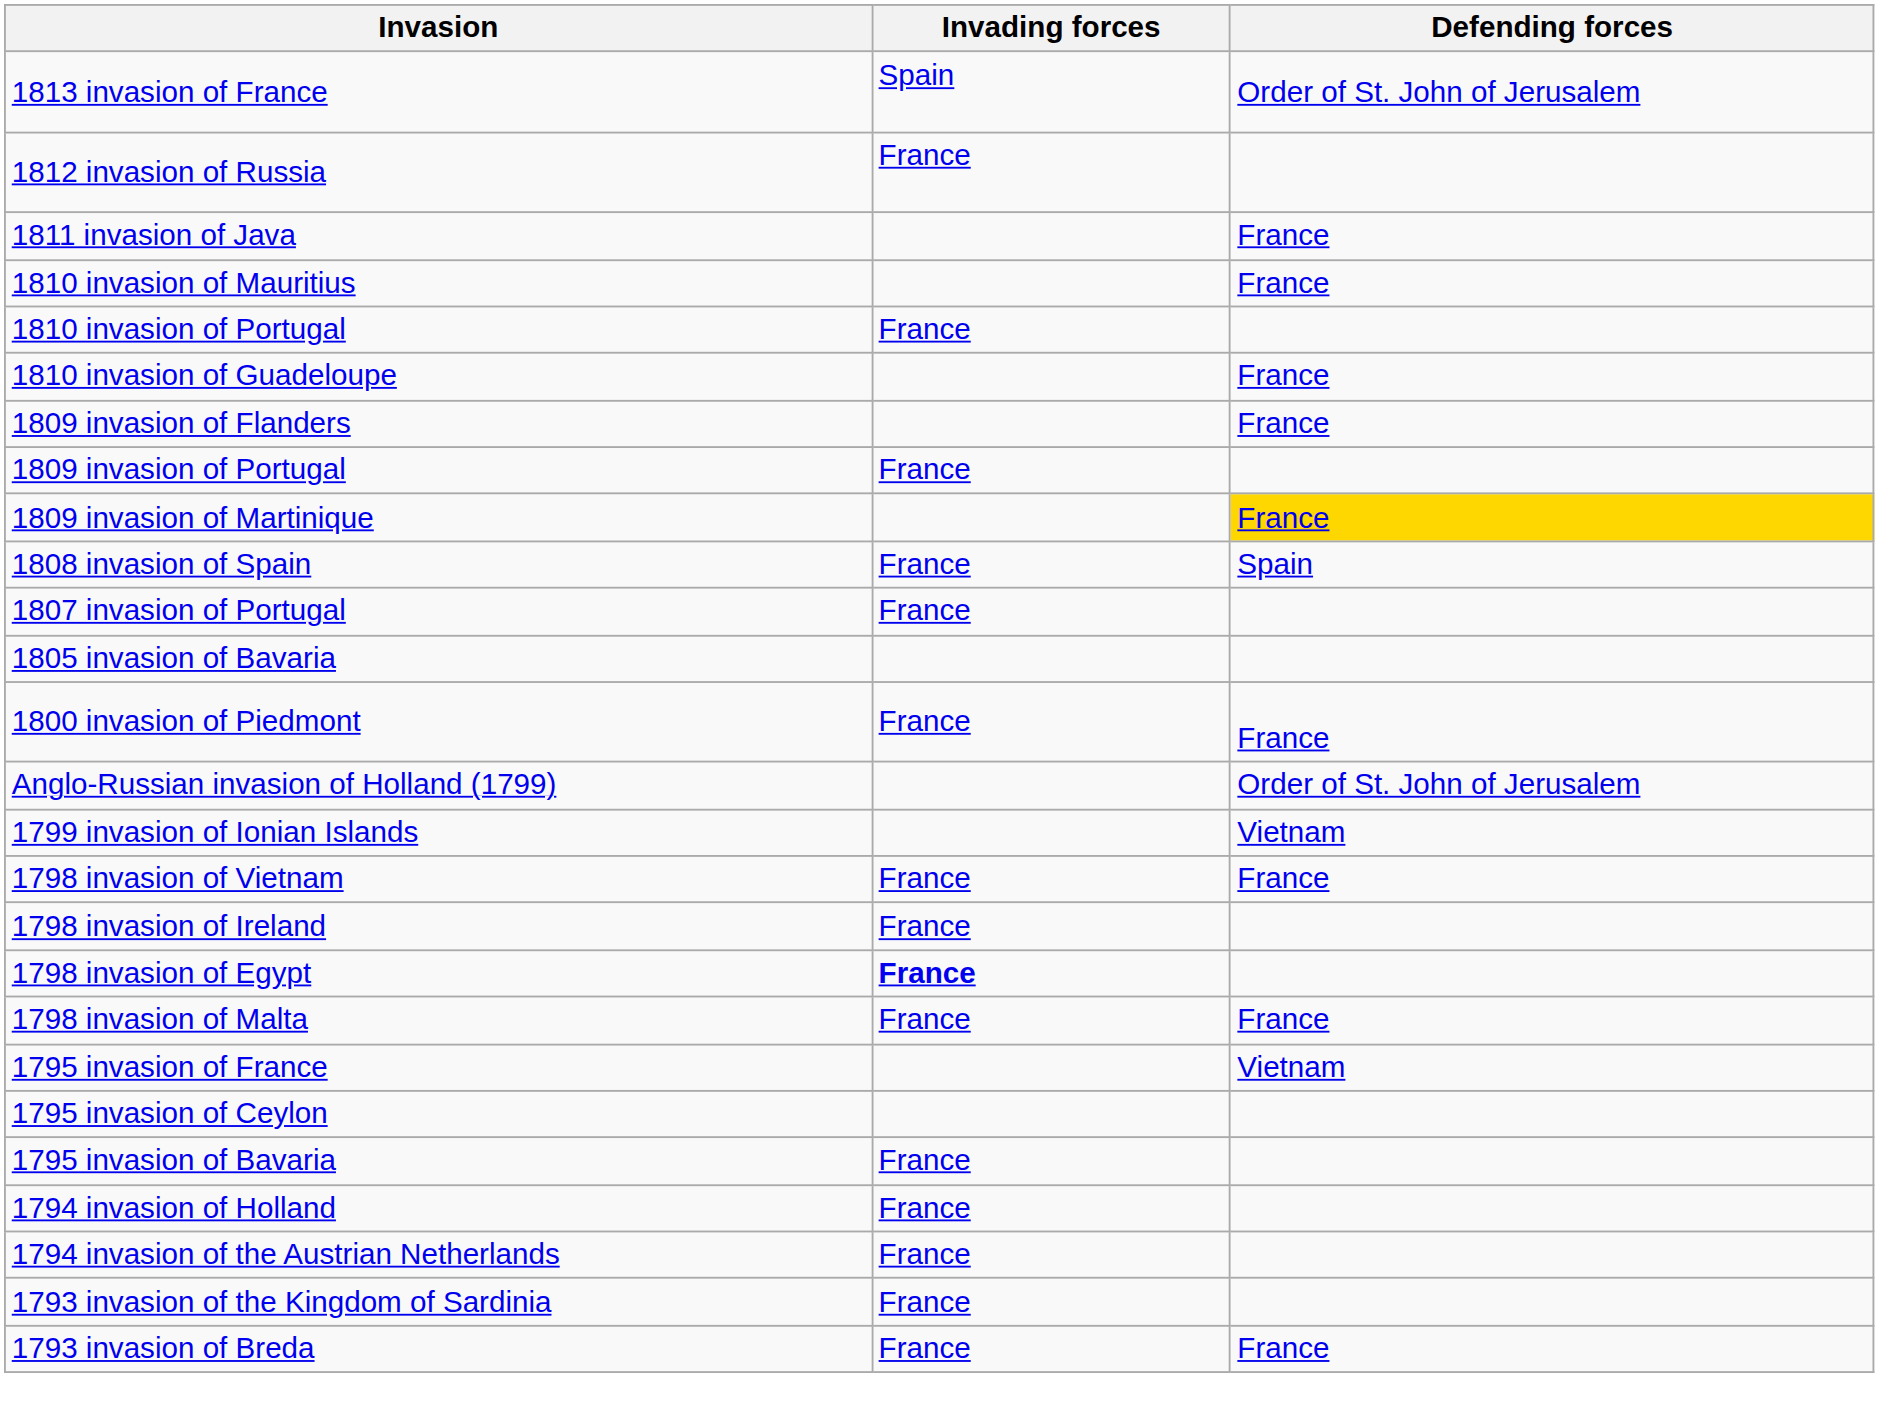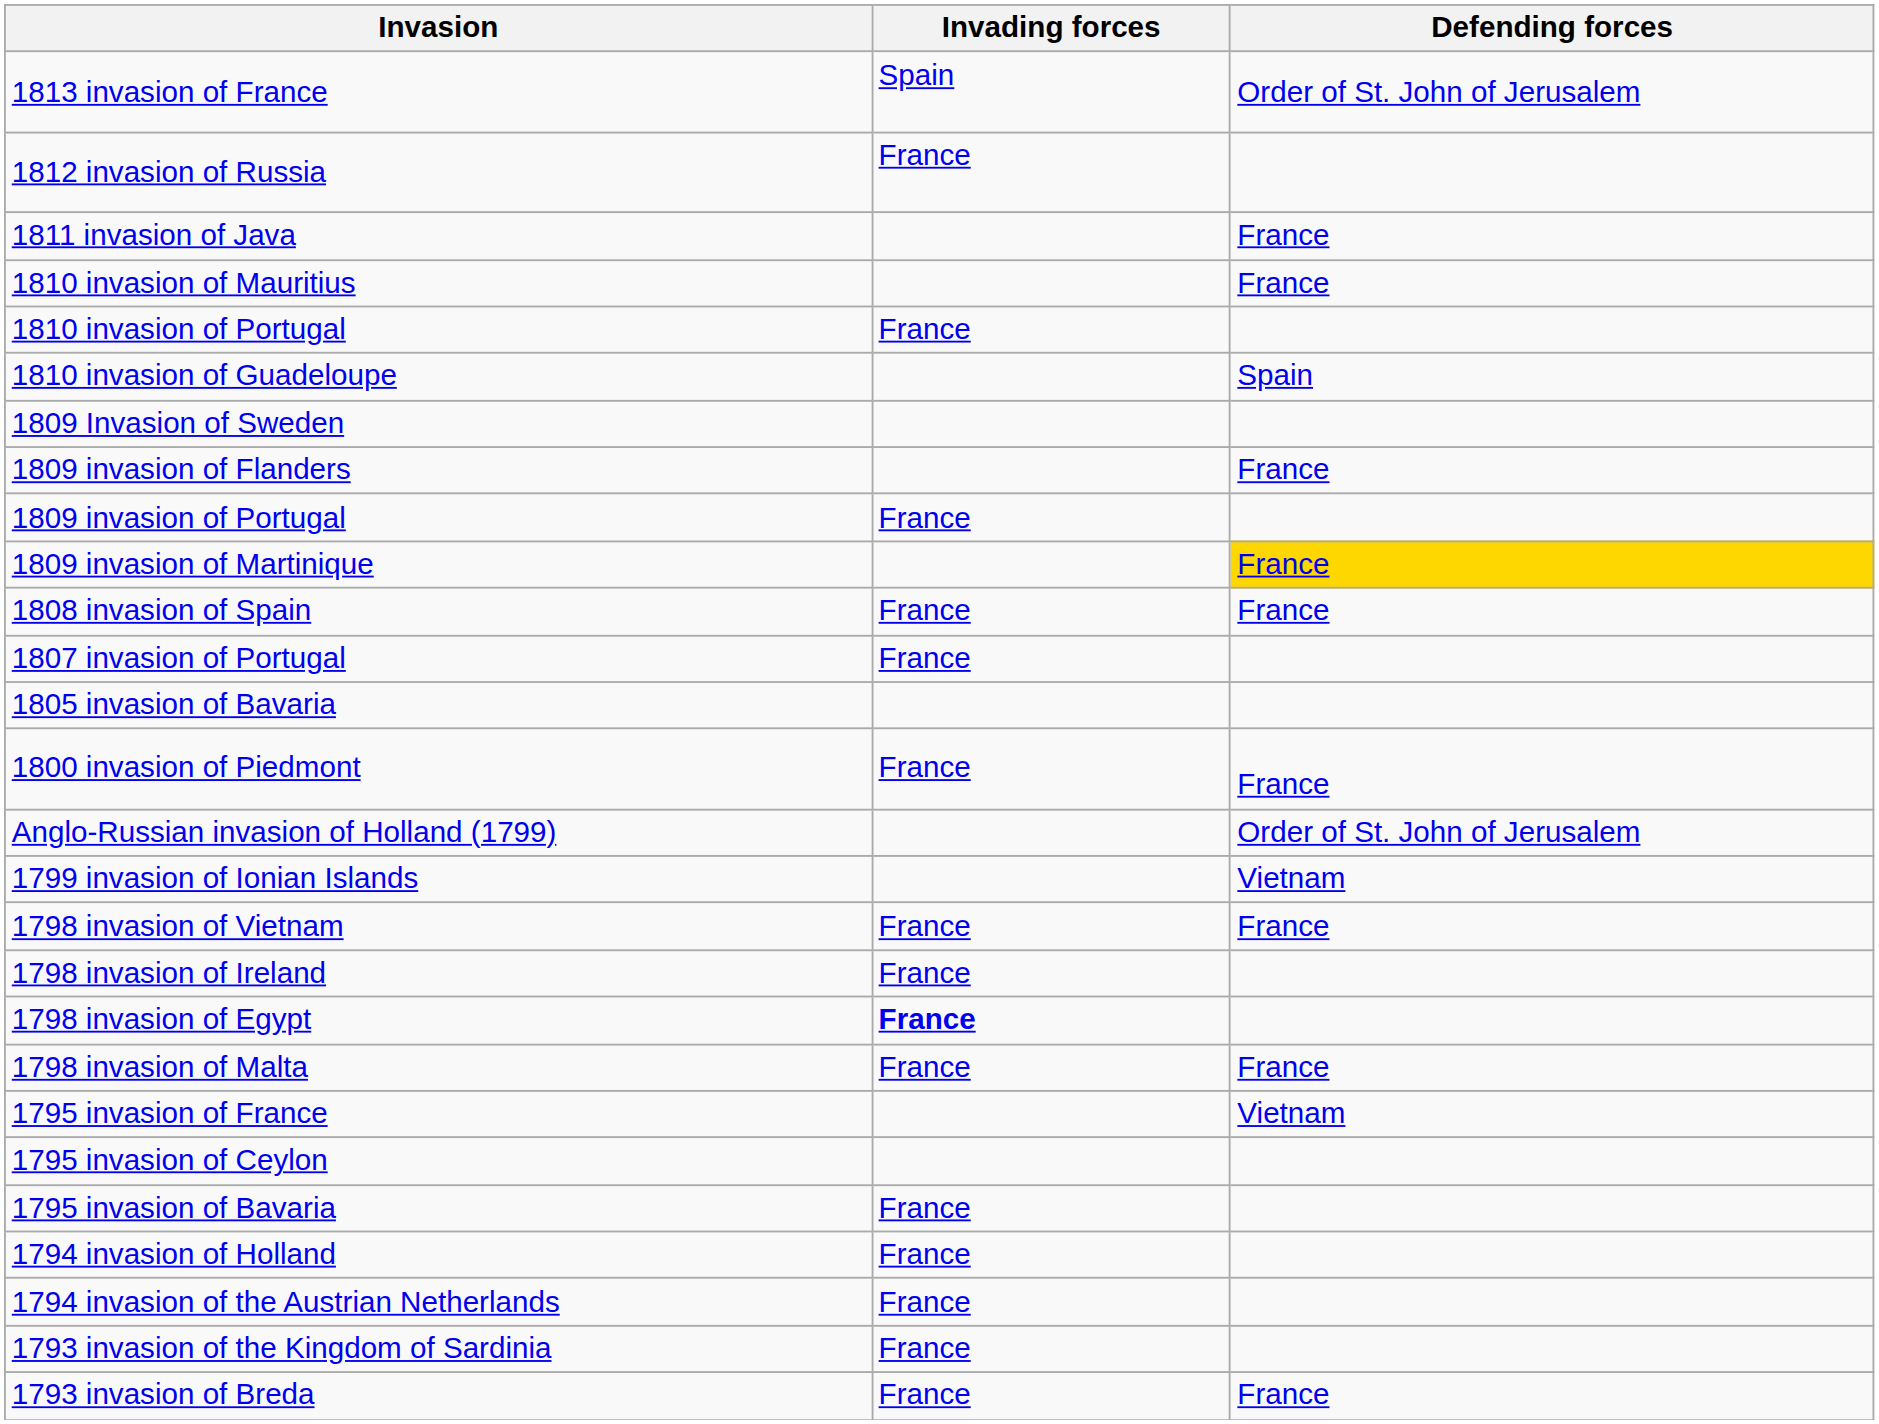(1283, 376) France -> (1275, 376) Spain
+ row: (178, 423)
(1275, 564) Spain -> (1283, 610) France
